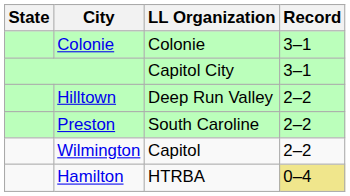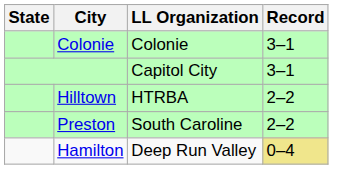(210, 97) Deep Run Valley -> (160, 97) HTRBA
- row: (99, 151)
(177, 177) HTRBA -> (194, 151) Deep Run Valley
